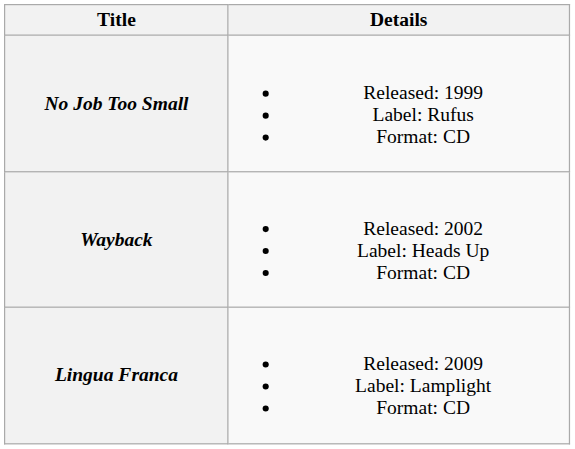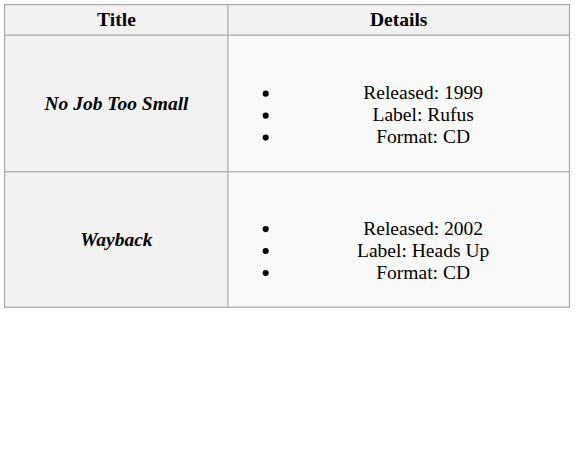- row: (116, 375)
